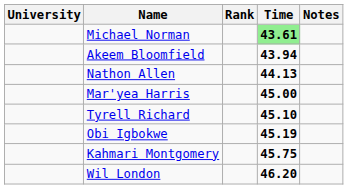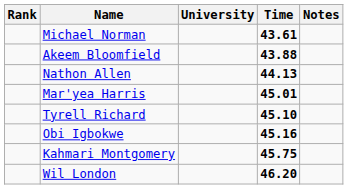columns swapped: (240, 14) <-> (44, 14)
(279, 34) lightgreen background -> (279, 34) no background
(279, 54) 43.94 -> (279, 54) 43.88
(279, 94) 45.00 -> (279, 94) 45.01
(279, 134) 45.19 -> (279, 134) 45.16
